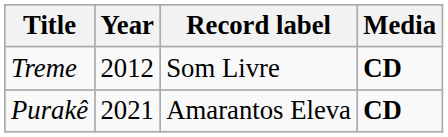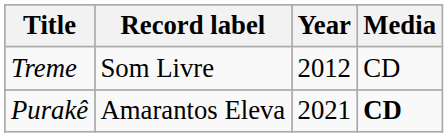columns swapped: (127, 25) <-> (259, 25)
(383, 68) bold -> (382, 68) normal
